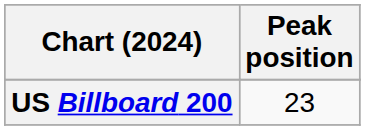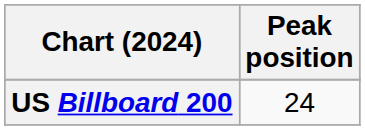(299, 102) 23 -> (299, 102) 24
